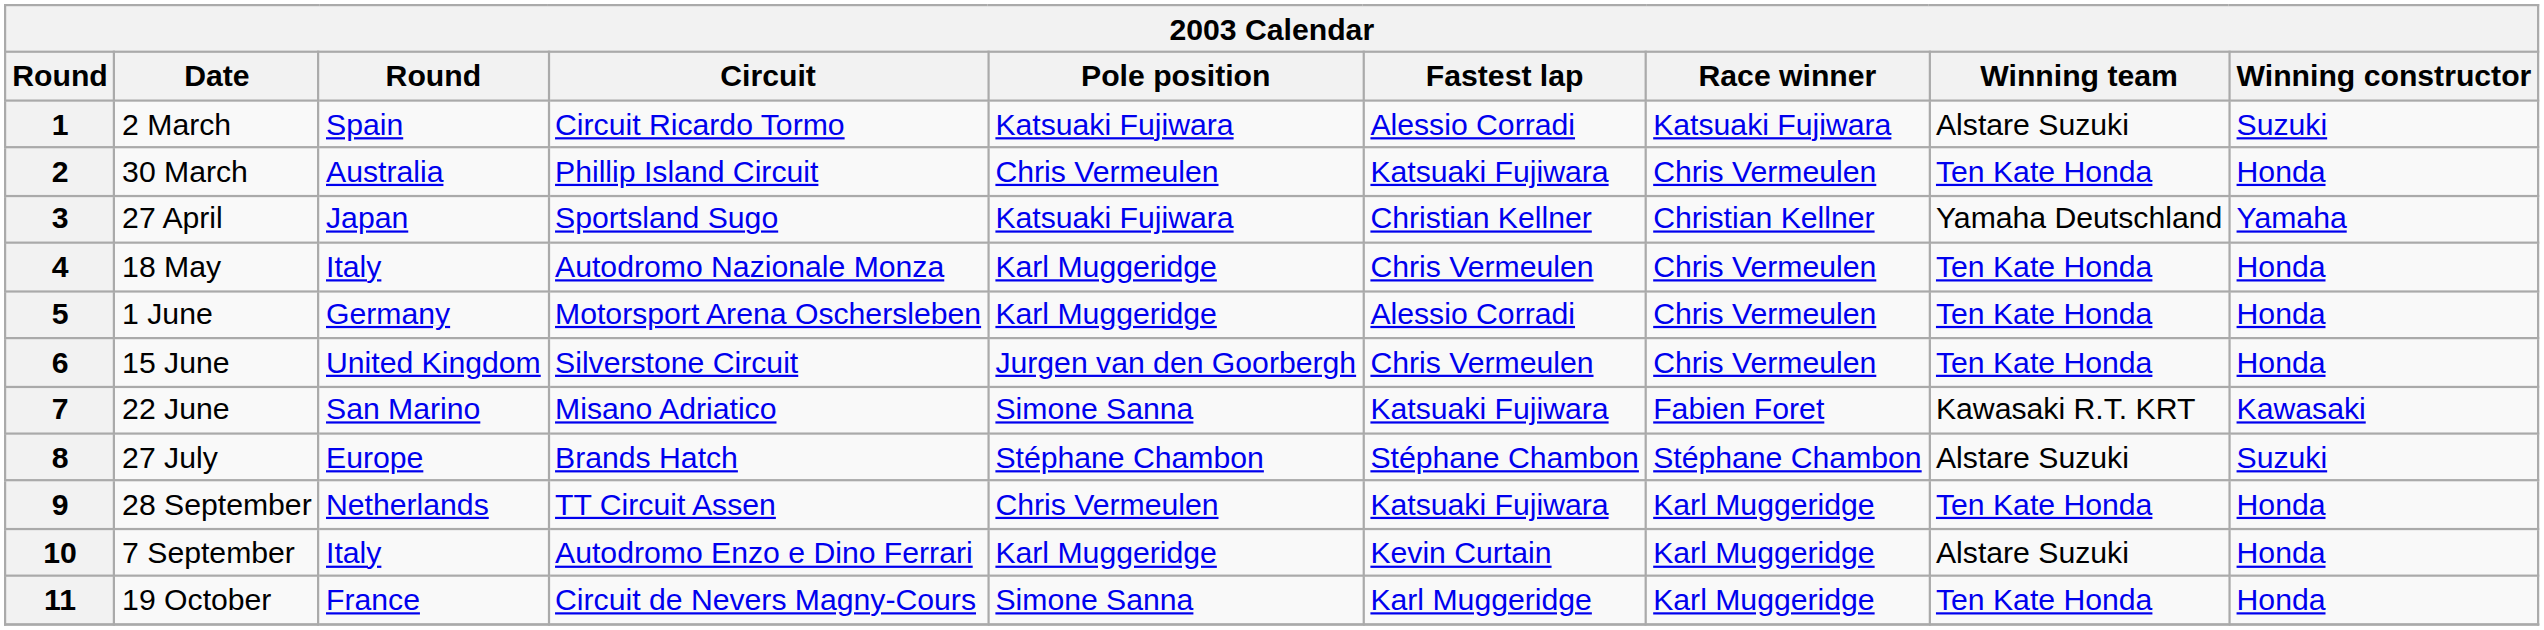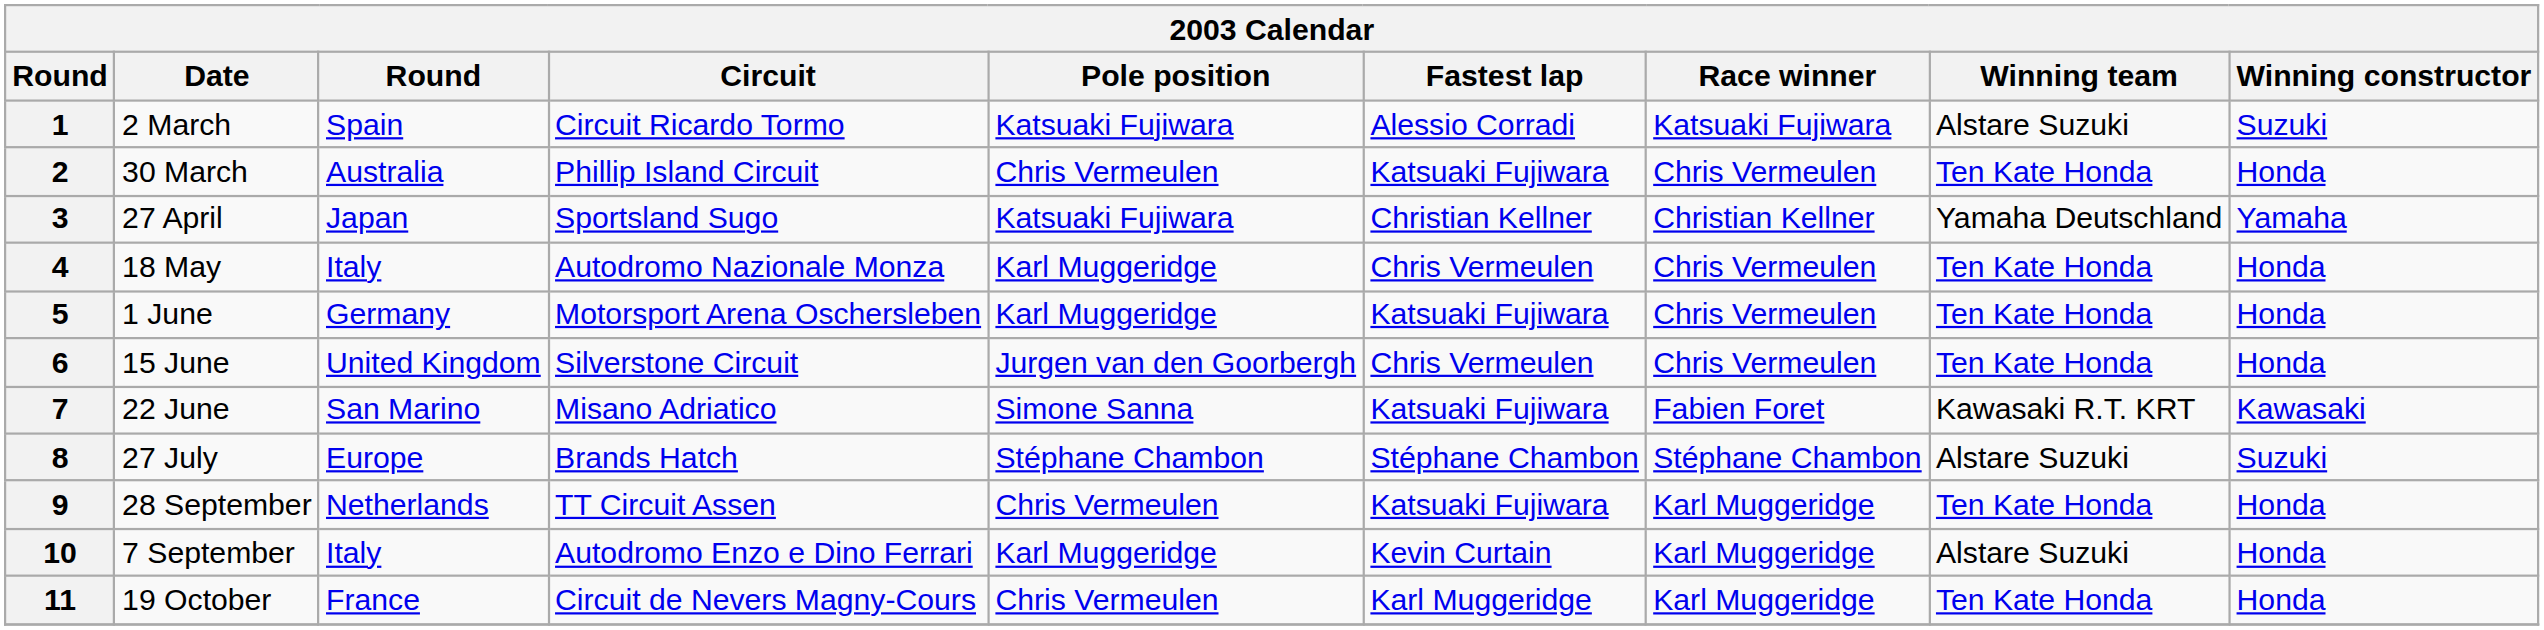(1473, 314) Alessio Corradi -> (1490, 314) Katsuaki Fujiwara
(1094, 600) Simone Sanna -> (1107, 600) Chris Vermeulen
